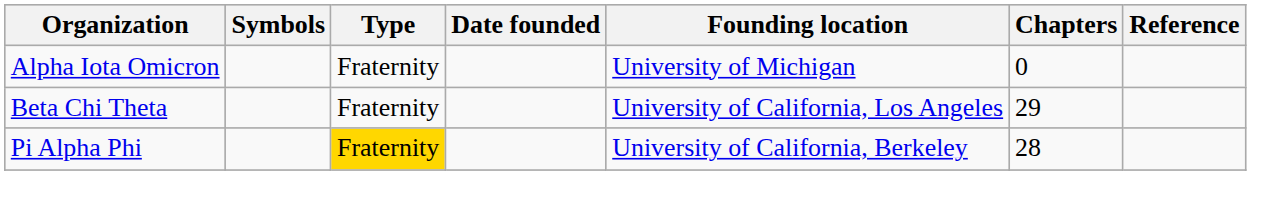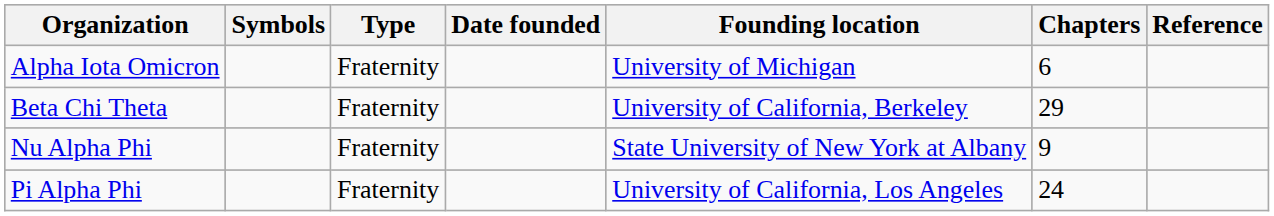(1022, 66) 0 -> (1045, 66) 6
(808, 107) University of California, Los Angeles -> (790, 107) University of California, Berkeley
+ row: (81, 148)
(388, 148) gold background -> (388, 189) no background
(790, 148) University of California, Berkeley -> (808, 189) University of California, Los Angeles
(1028, 148) 28 -> (1051, 189) 24
